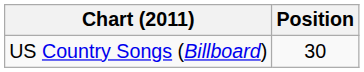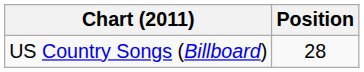(315, 51) 30 -> (315, 51) 28
